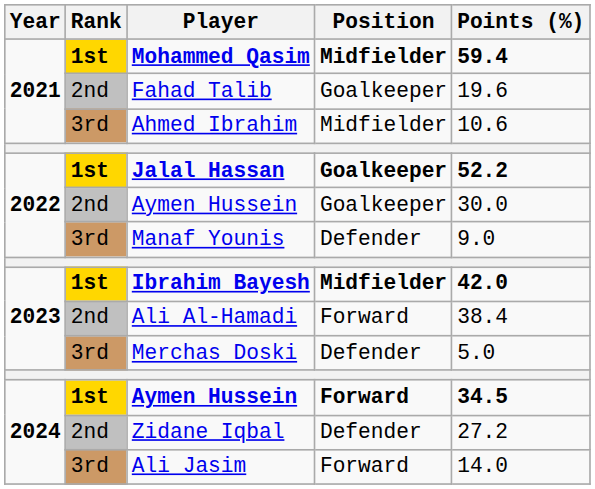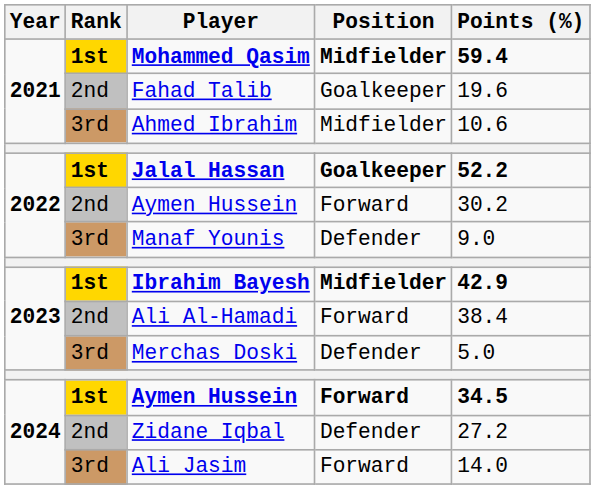(383, 205) Goalkeeper -> (364, 205) Forward
(483, 205) 30.0 -> (483, 205) 30.2
(483, 284) 42.0 -> (483, 284) 42.9
